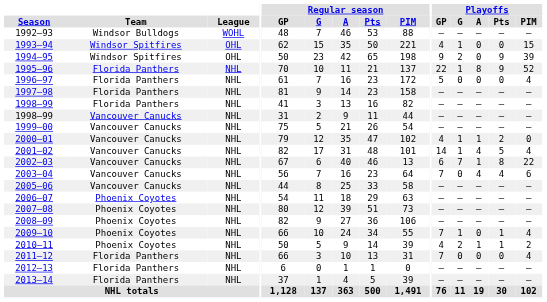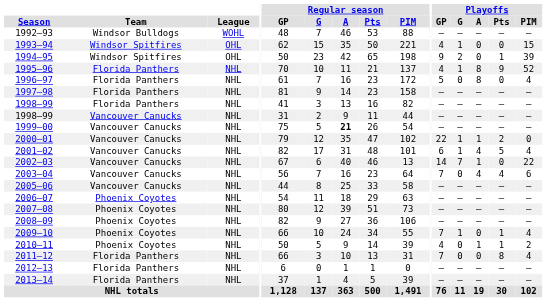(502, 57) 9 -> (502, 57) 1
(441, 69) 22 -> (441, 69) 4
(479, 80) 0 -> (479, 80) 8
(346, 127) normal -> (346, 127) bold
(441, 139) 4 -> (441, 139) 22
(441, 151) 14 -> (441, 151) 6
(441, 162) 6 -> (441, 162) 14
(502, 162) 8 -> (502, 162) 0
(460, 244) 2 -> (460, 244) 0
(502, 256) 0 -> (502, 256) 8
